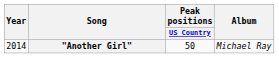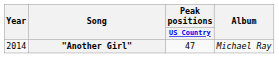(190, 46) 50 -> (190, 46) 47
